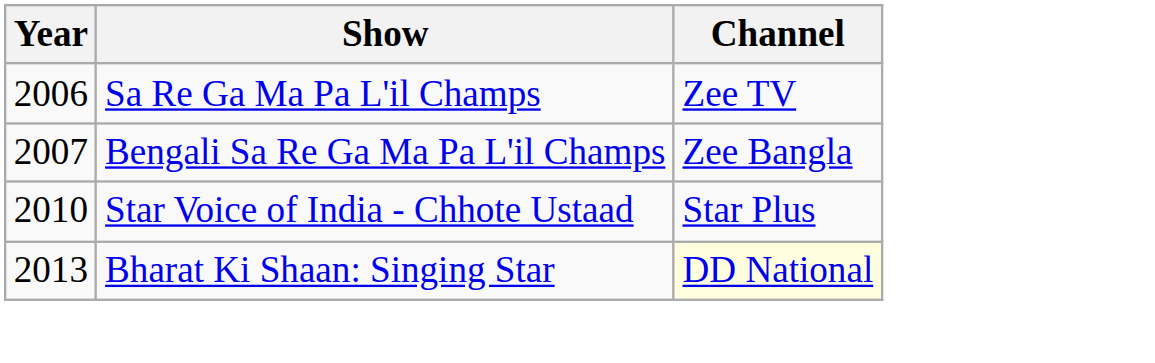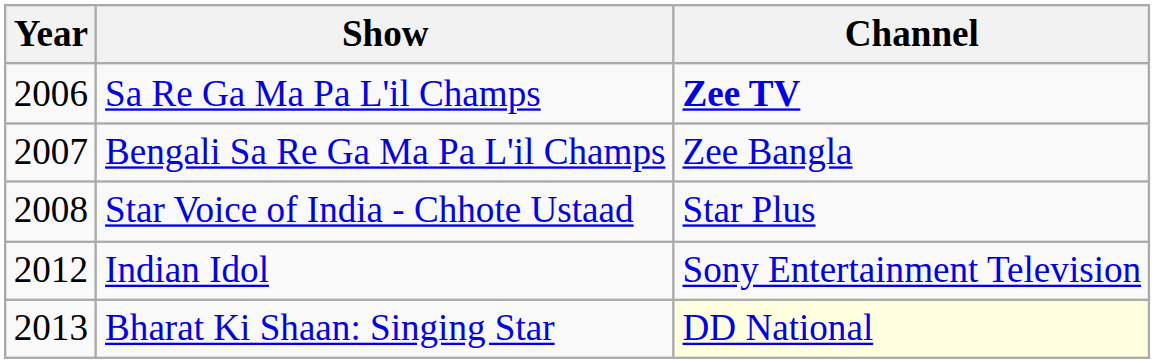(739, 92) normal -> (741, 92) bold
(51, 210) 2010 -> (51, 210) 2008
+ row: (187, 269)
